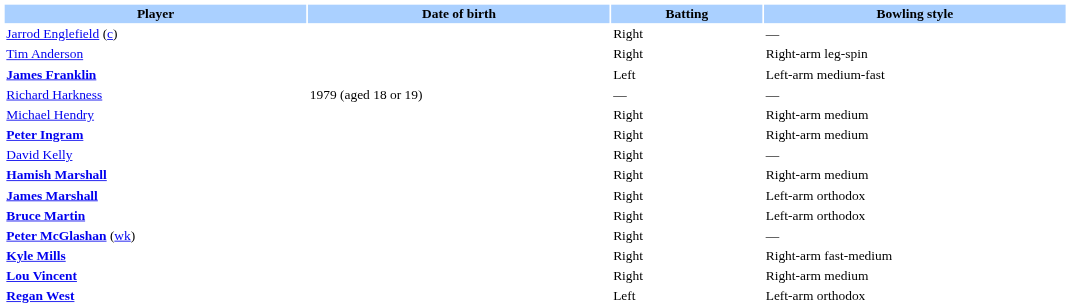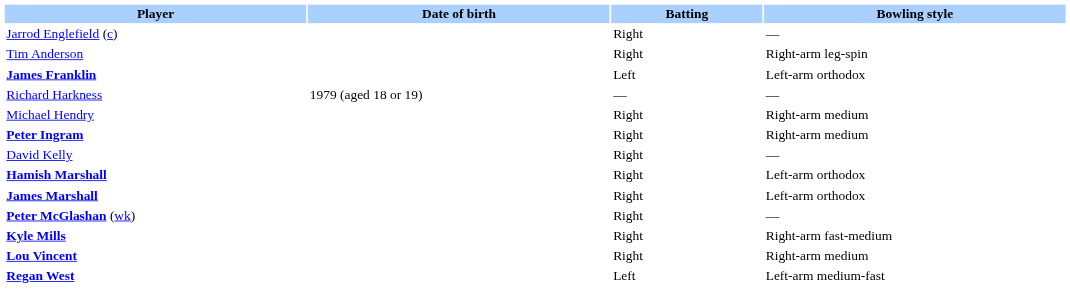(825, 74) Left-arm medium-fast -> (816, 74) Left-arm orthodox
(817, 175) Right-arm medium -> (816, 175) Left-arm orthodox
- row: (46, 215)
(816, 296) Left-arm orthodox -> (825, 276) Left-arm medium-fast
